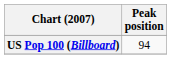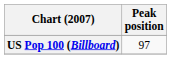(144, 44) 94 -> (144, 44) 97
